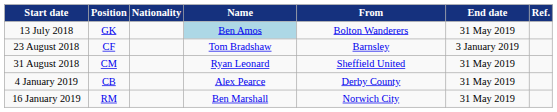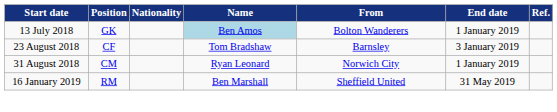(487, 30) 31 May 2019 -> (487, 30) 1 January 2019
(371, 64) Sheffield United -> (371, 64) Norwich City
(487, 64) 31 May 2019 -> (487, 64) 1 January 2019
- row: (46, 81)
(371, 98) Norwich City -> (371, 81) Sheffield United
